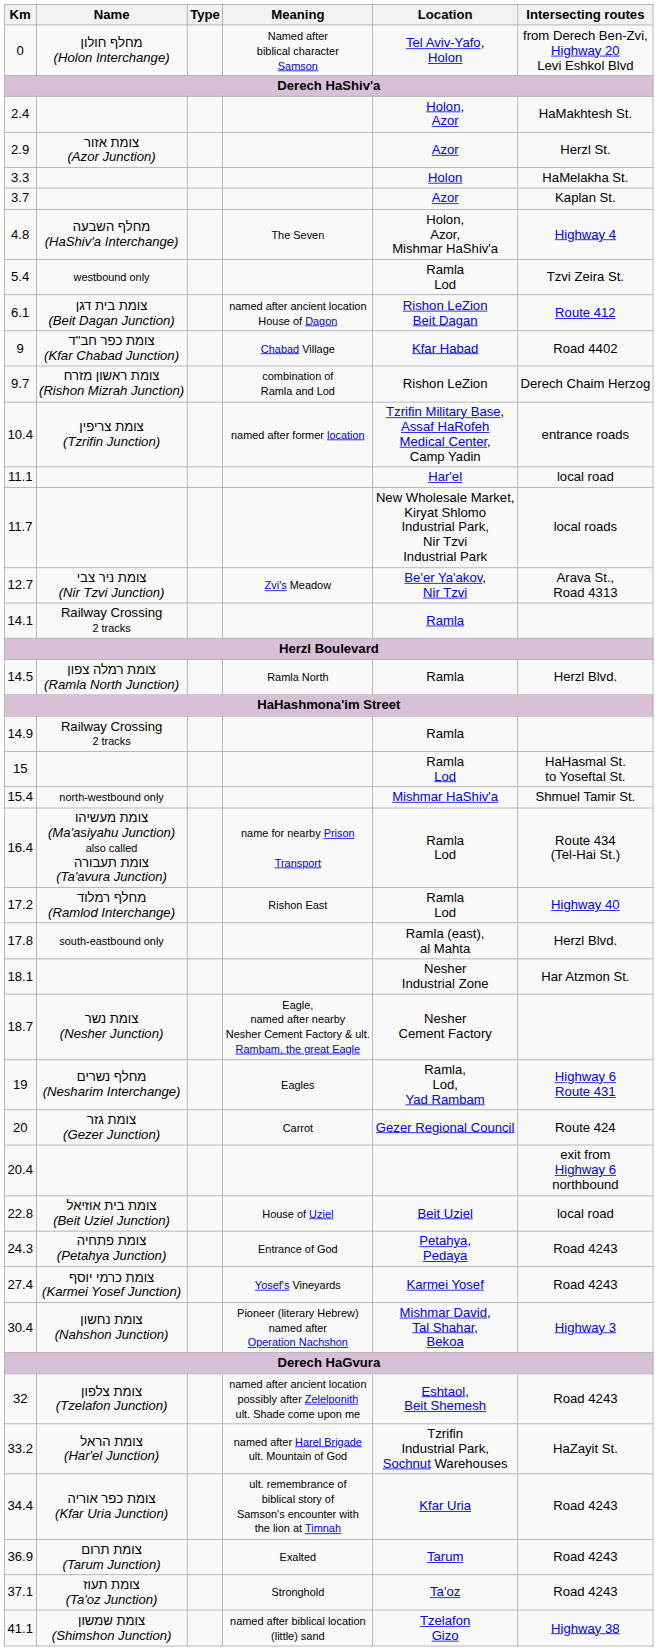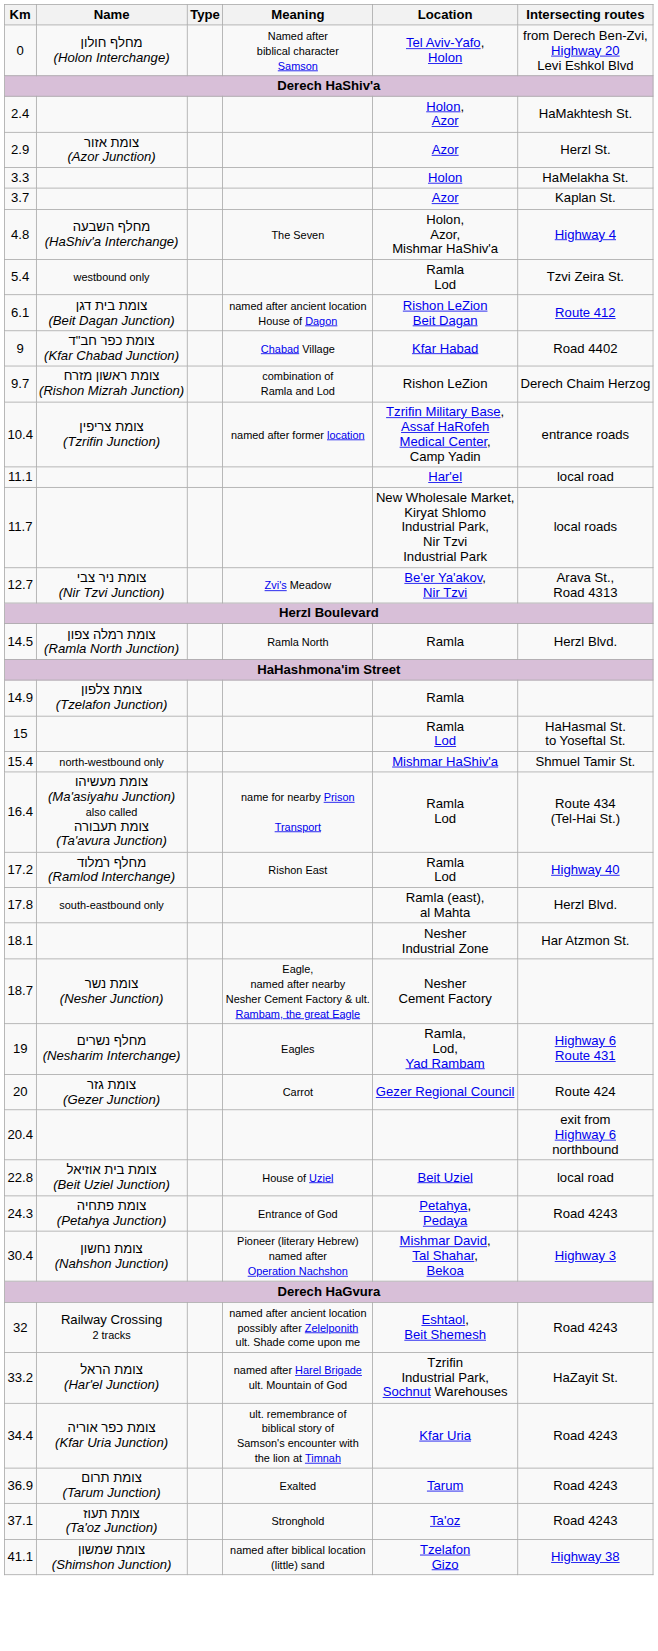- row: (20, 620)
(112, 733) Railway Crossing 2 tracks -> (112, 698) צומת צלפון (Tzelafon Junction)
- row: (20, 1284)
(112, 1398) צומת צלפון (Tzelafon Junction) -> (112, 1327) Railway Crossing 2 tracks
